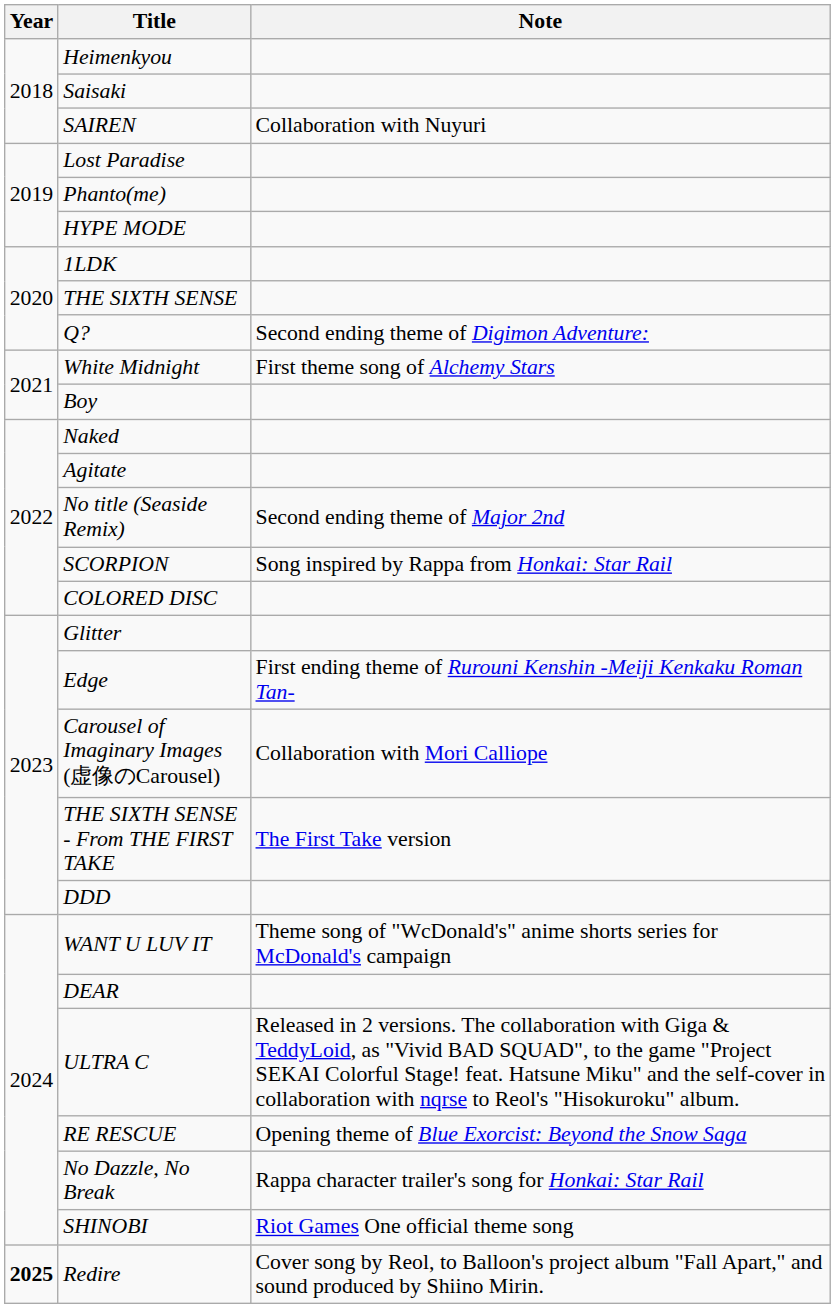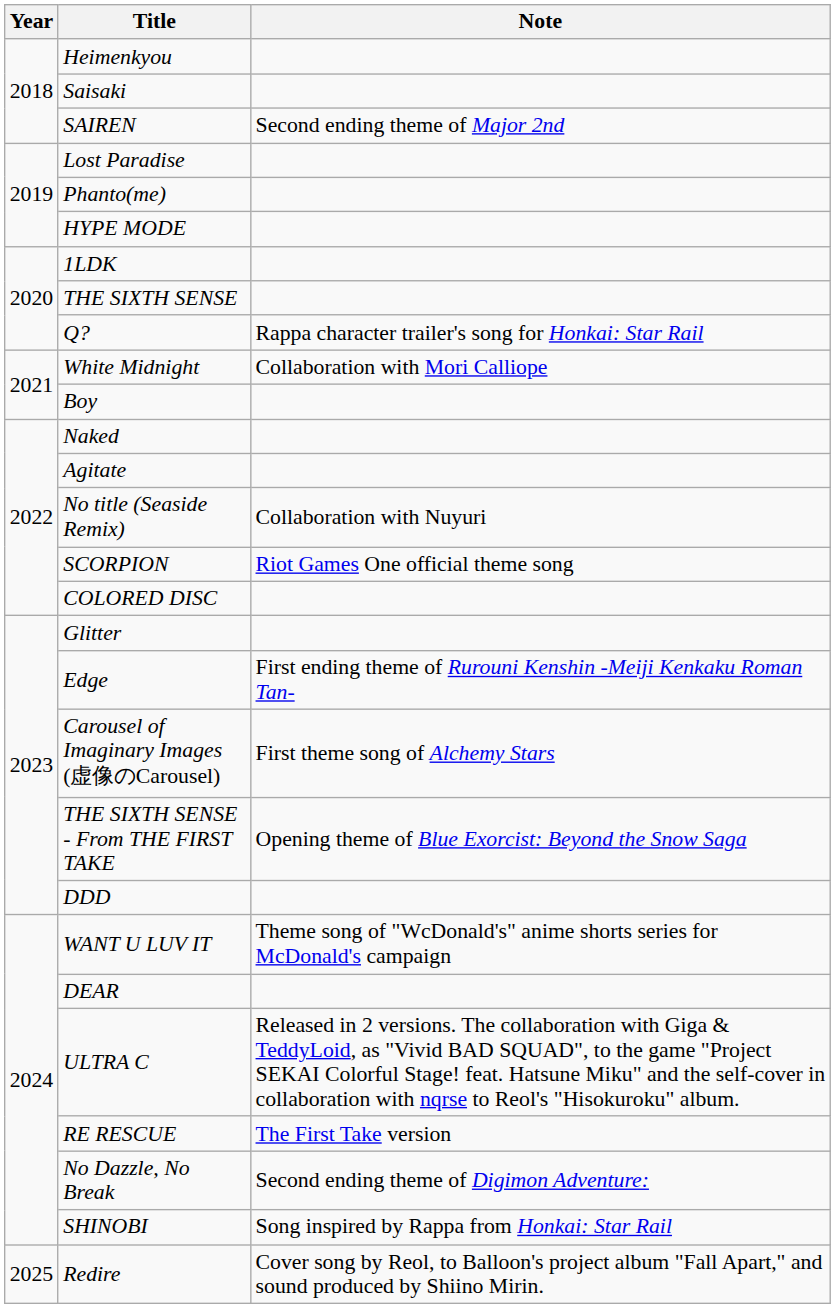(371, 125) Collaboration with Nuyuri -> (410, 125) Second ending theme of Major 2nd
(452, 332) Second ending theme of Digimon Adventure: -> (480, 332) Rappa character trailer's song for Honkai: Star Rail
(405, 366) First theme song of Alchemy Stars -> (402, 366) Collaboration with Mori Calliope
(410, 517) Second ending theme of Major 2nd -> (371, 517) Collaboration with Nuyuri
(464, 563) Song inspired by Rappa from Honkai: Star Rail -> (415, 563) Riot Games One official theme song
(402, 752) Collaboration with Mori Calliope -> (405, 752) First theme song of Alchemy Stars
(353, 838) The First Take version -> (501, 838) Opening theme of Blue Exorcist: Beyond the Snow Saga
(501, 1133) Opening theme of Blue Exorcist: Beyond the Snow Saga -> (353, 1133) The First Take version
(480, 1180) Rappa character trailer's song for Honkai: Star Rail -> (452, 1180) Second ending theme of Digimon Adventure:
(415, 1226) Riot Games One official theme song -> (464, 1226) Song inspired by Rappa from Honkai: Star Rail
(31, 1273) bold -> (31, 1273) normal
